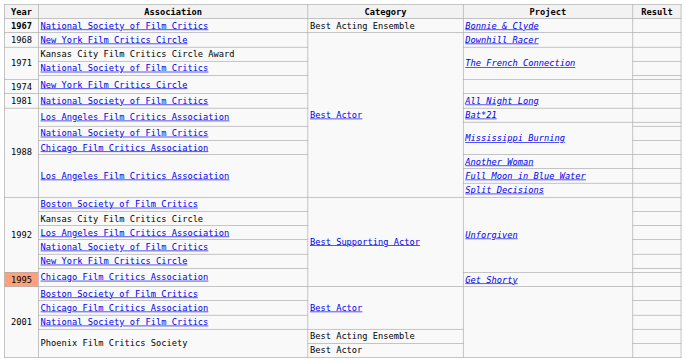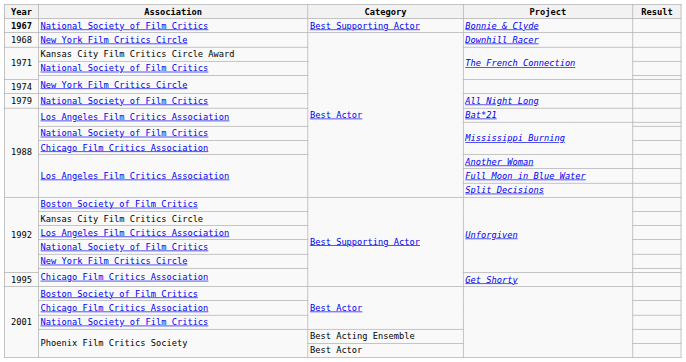(362, 26) Best Acting Ensemble -> (365, 26) Best Supporting Actor
(21, 101) 1981 -> (21, 101) 1979
(21, 279) lightsalmon background -> (21, 279) no background
